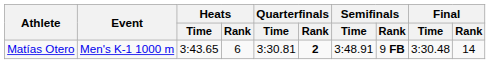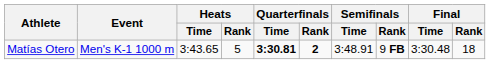(237, 50) 6 -> (237, 50) 5
(276, 50) normal -> (276, 50) bold
(469, 50) 14 -> (469, 50) 18
